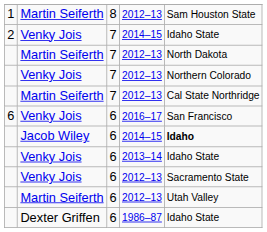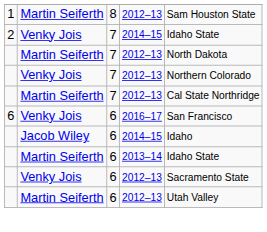(180, 136) bold -> (180, 136) normal
(51, 156) Venky Jois -> (62, 156) Martin Seiferth
- row: (113, 217)
